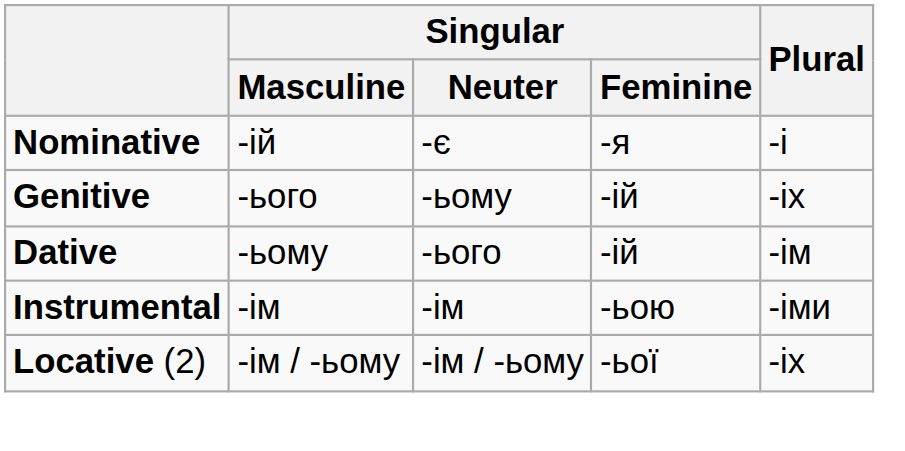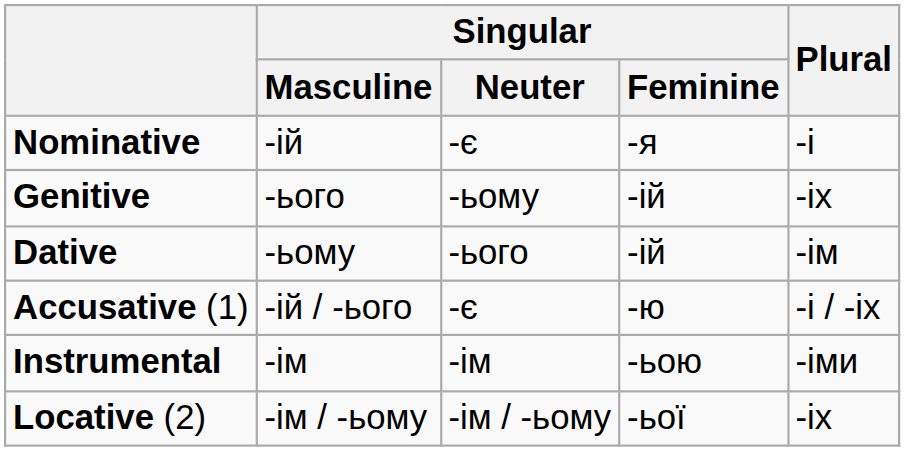+ row: (131, 307)
